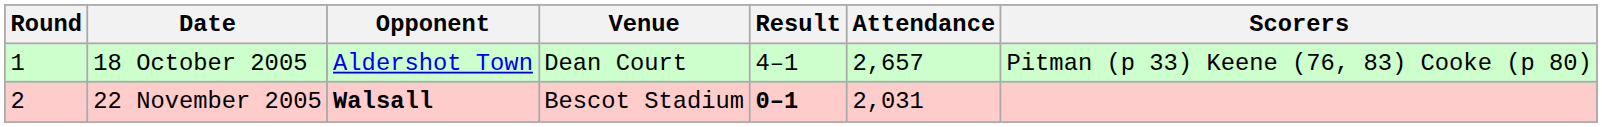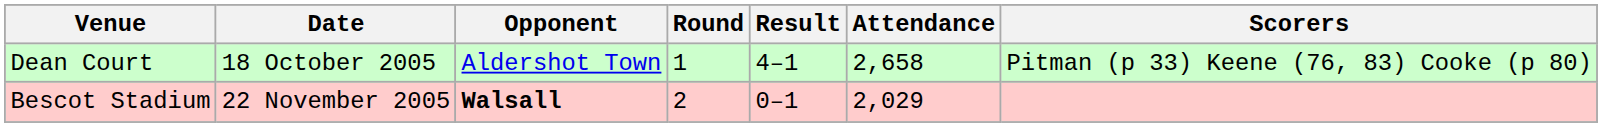columns swapped: (46, 24) <-> (644, 24)
(888, 63) 2,657 -> (888, 63) 2,658
(777, 102) bold -> (777, 102) normal
(888, 102) 2,031 -> (888, 102) 2,029
